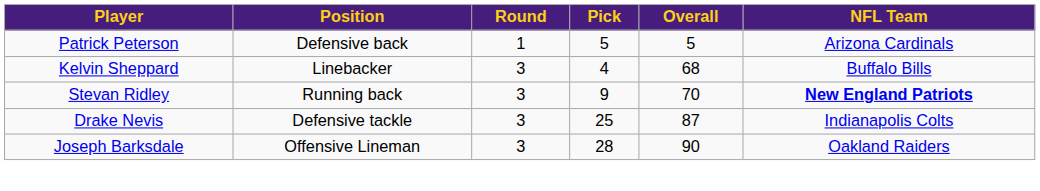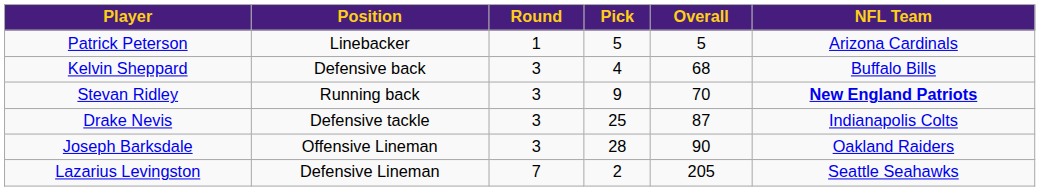(352, 43) Defensive back -> (370, 43) Linebacker
(352, 69) Linebacker -> (370, 69) Defensive back
+ row: (128, 172)
